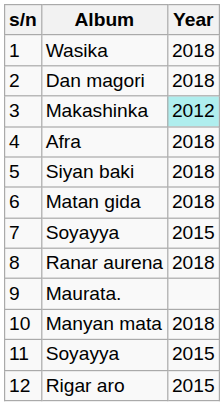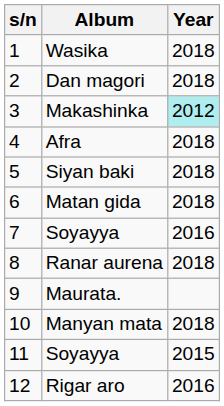(193, 232) 2015 -> (193, 232) 2016
(193, 385) 2015 -> (193, 385) 2016
